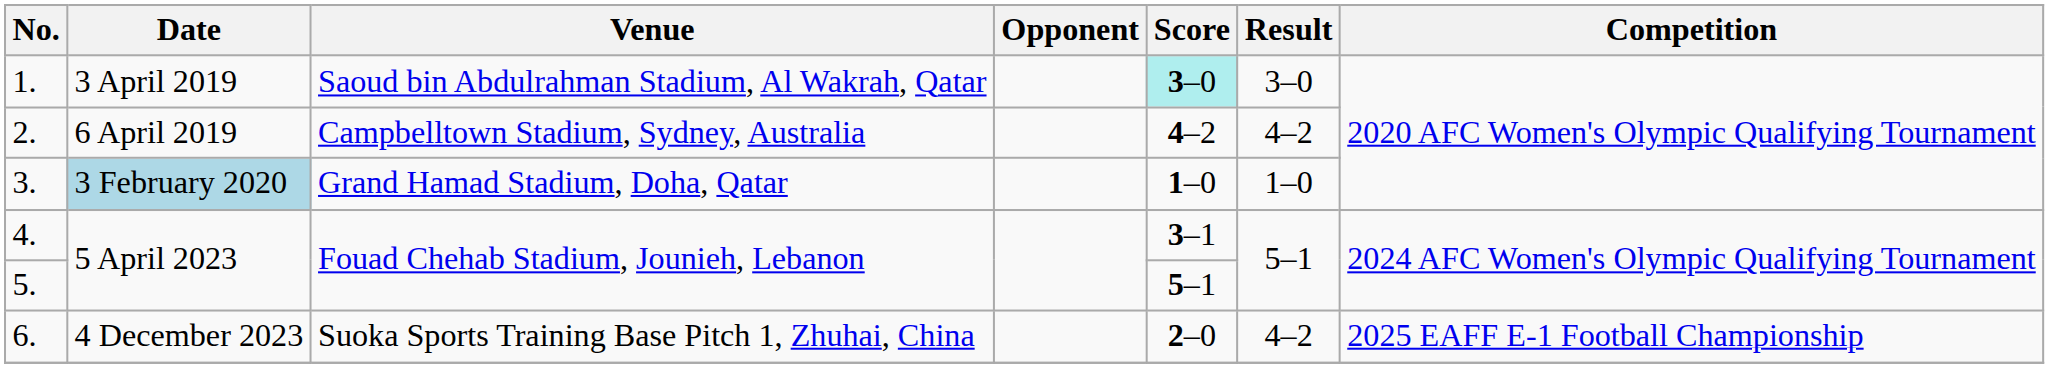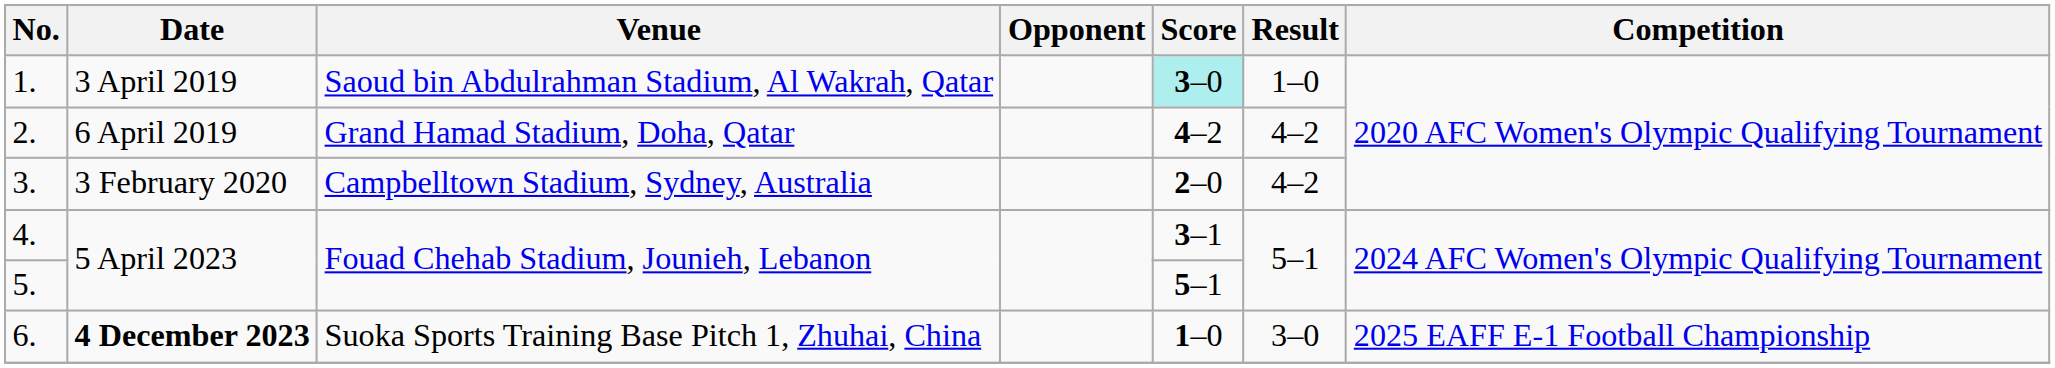(1289, 81) 3–0 -> (1295, 81) 1–0
(592, 132) Campbelltown Stadium, Sydney, Australia -> (559, 132) Grand Hamad Stadium, Doha, Qatar
(181, 183) lightblue background -> (181, 183) no background
(553, 183) Grand Hamad Stadium, Doha, Qatar -> (598, 183) Campbelltown Stadium, Sydney, Australia
(1192, 183) 1–0 -> (1198, 183) 2–0
(1289, 183) 1–0 -> (1295, 183) 4–2
(189, 336) normal -> (192, 336) bold
(1192, 336) 2–0 -> (1198, 336) 1–0
(1289, 336) 4–2 -> (1295, 336) 3–0
